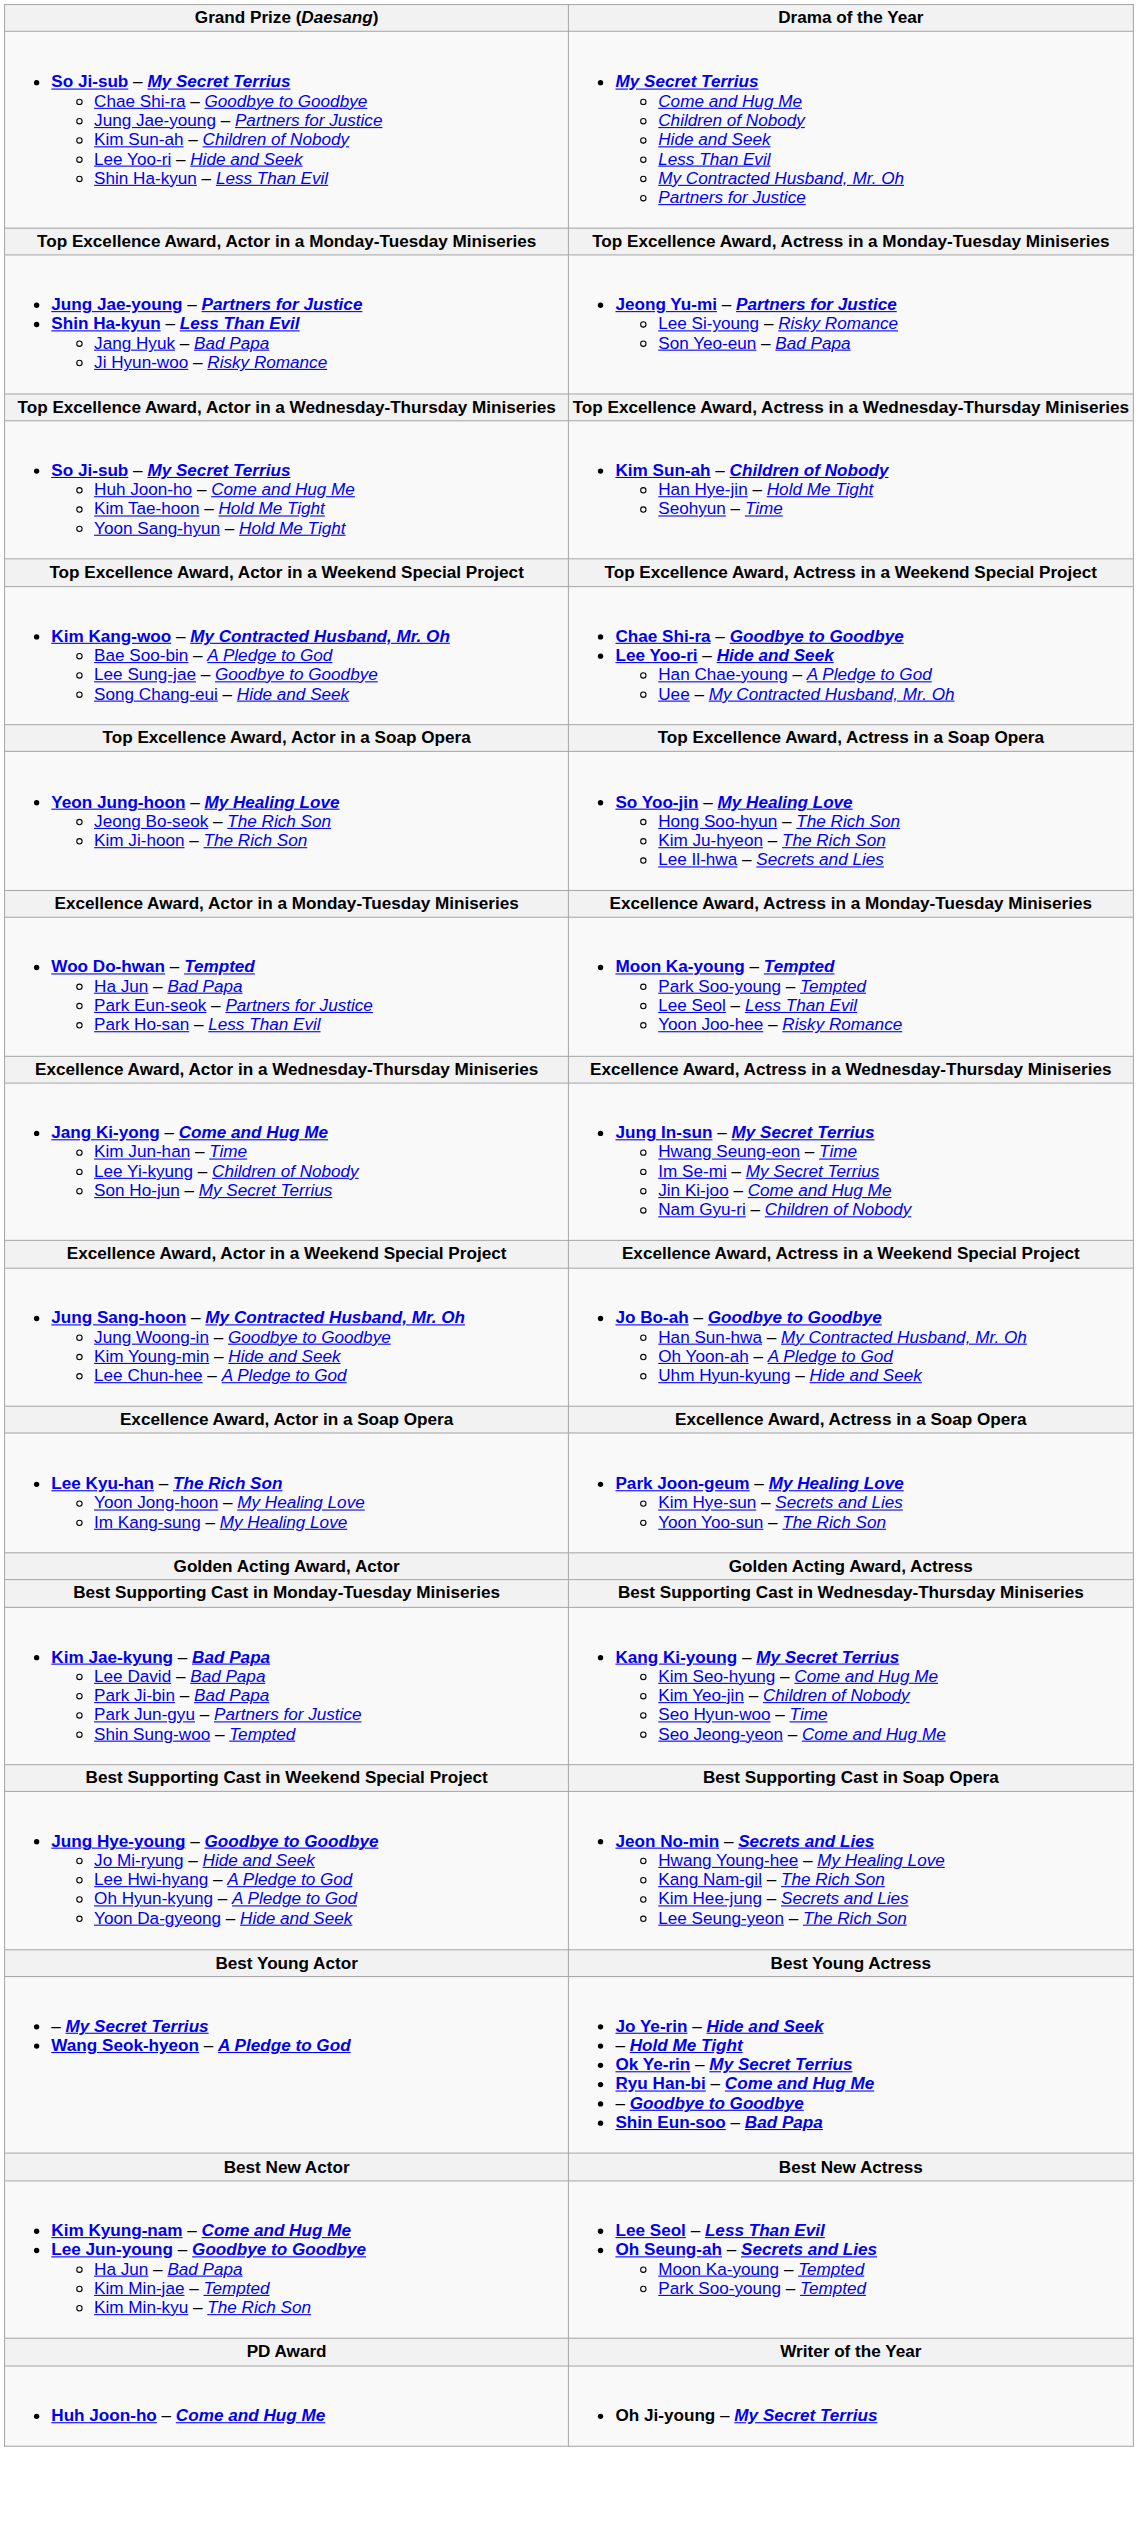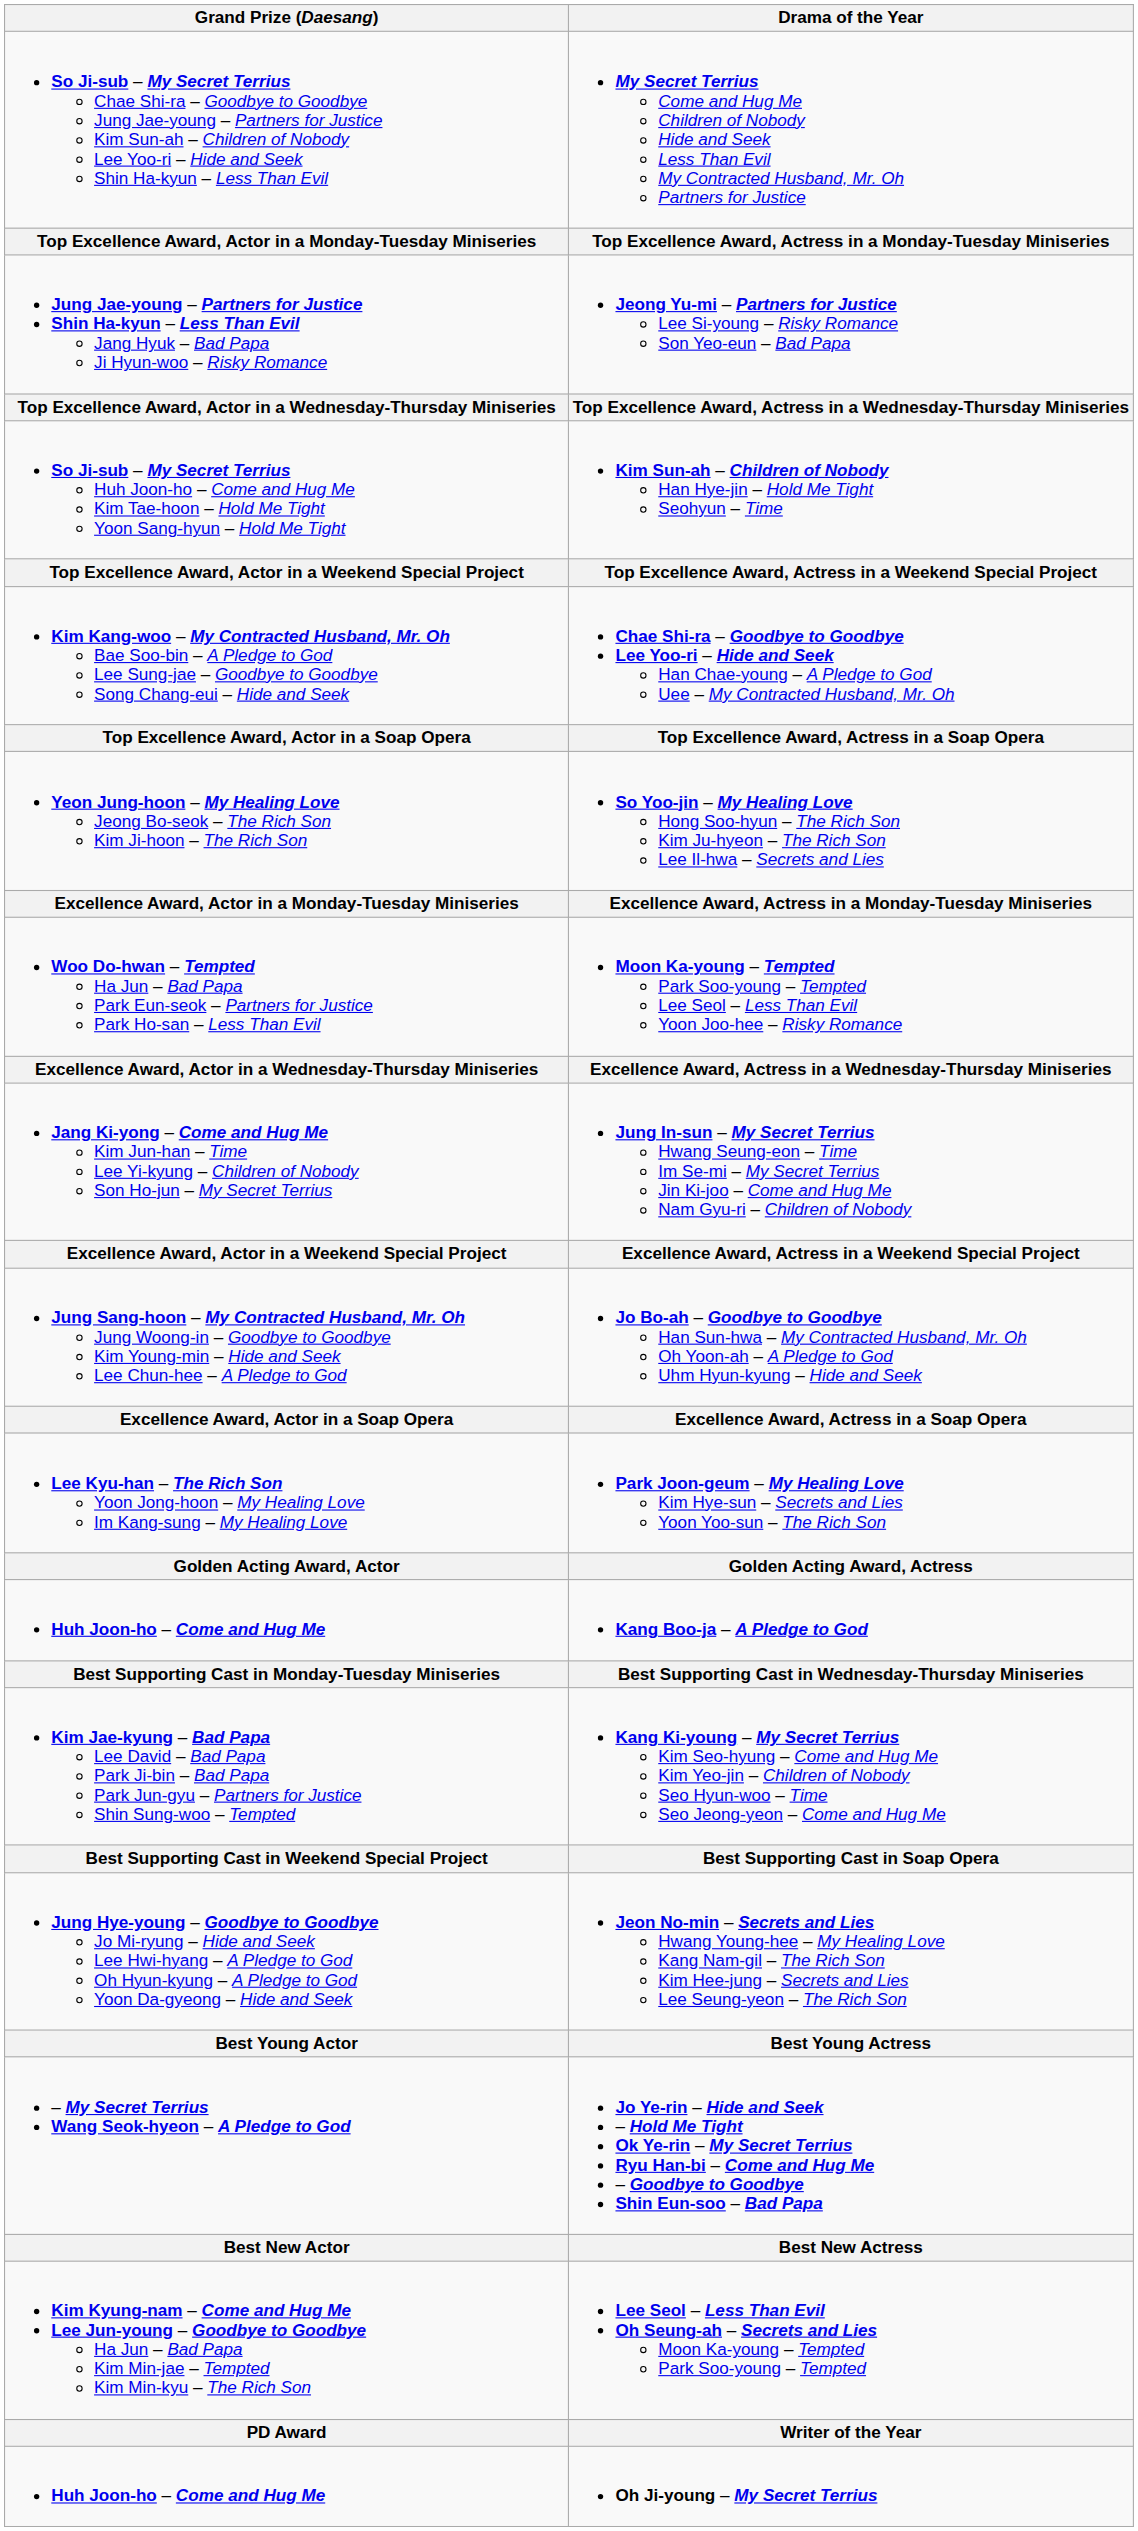+ row: (851, 1630)
